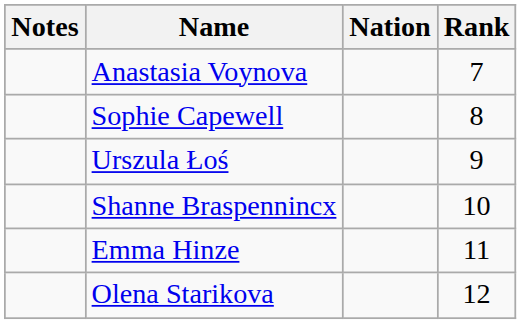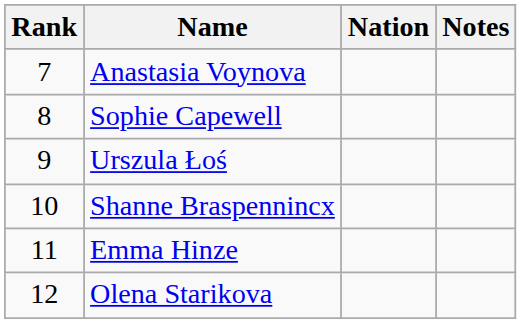columns swapped: (477, 26) <-> (45, 26)
